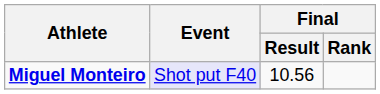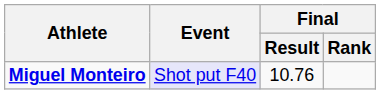(292, 76) 10.56 -> (292, 76) 10.76
